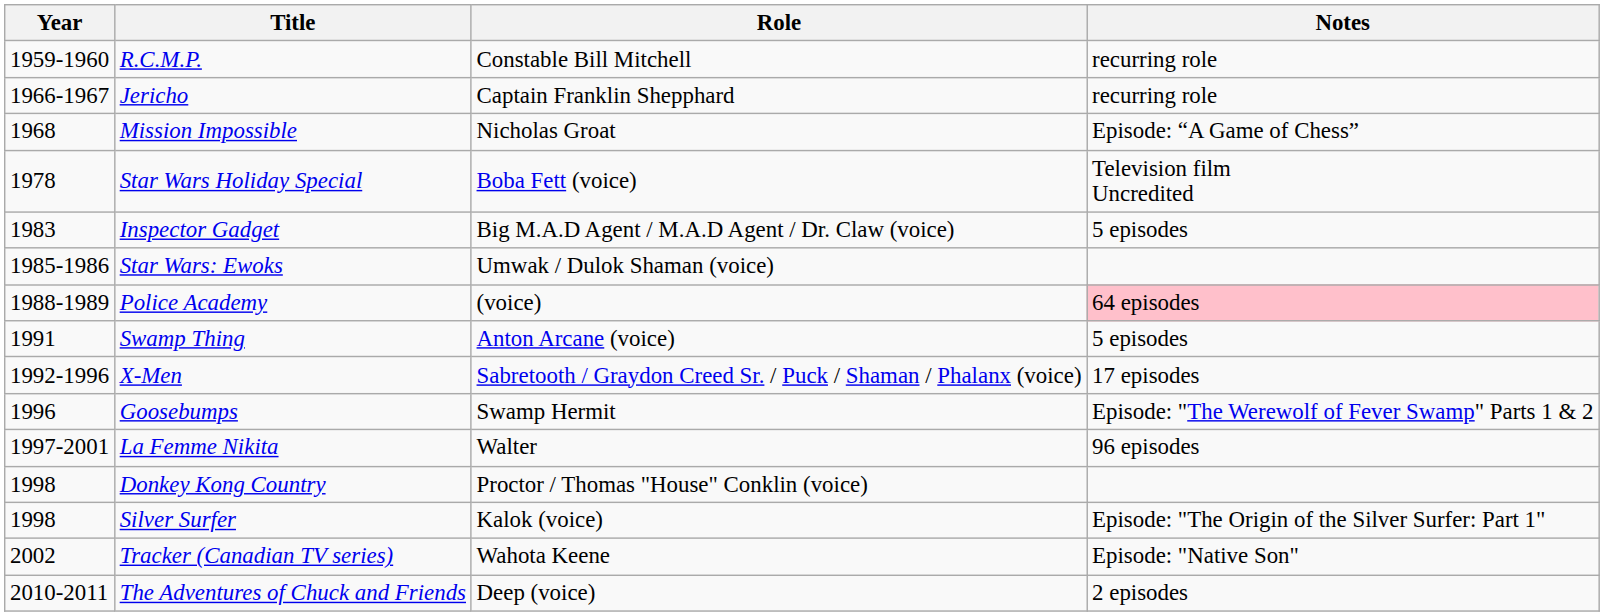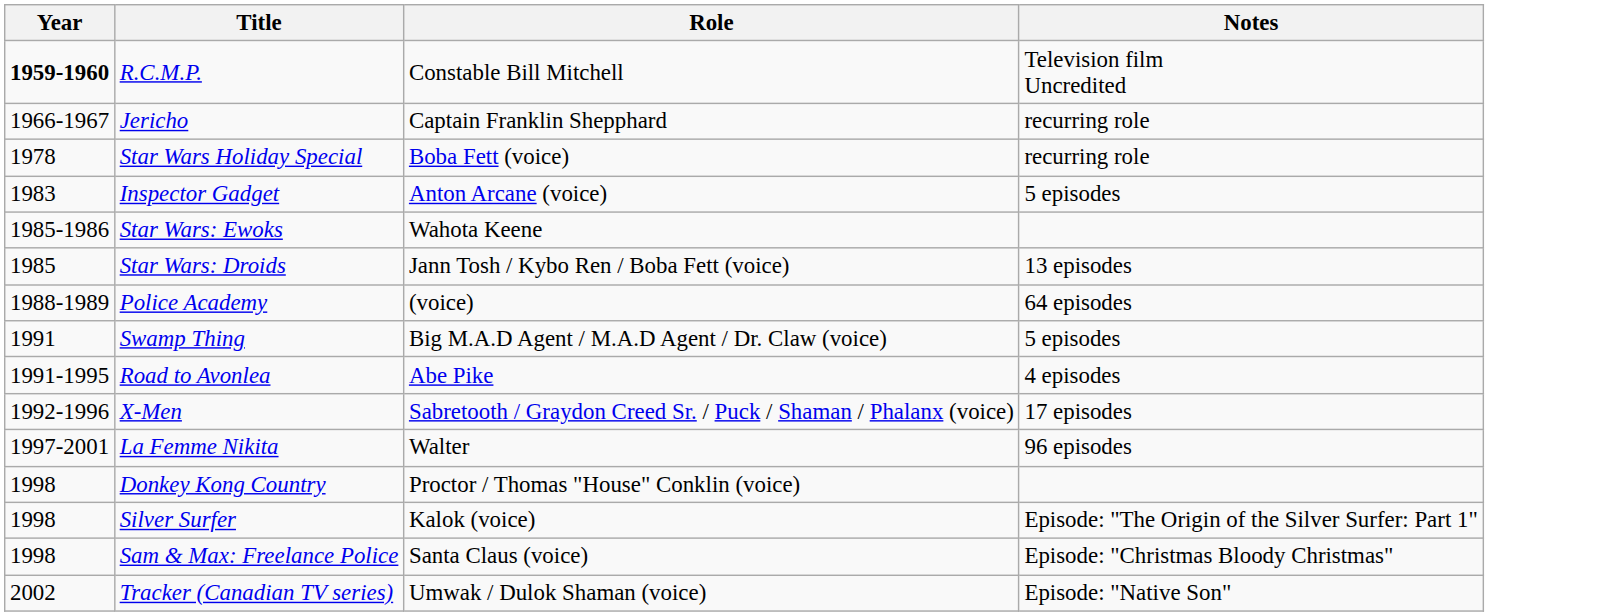(60, 58) normal -> (60, 71) bold
(1155, 58) recurring role -> (1094, 71) Television film Uncredited
- row: (208, 131)
(1161, 180) Television film Uncredited -> (1087, 157) recurring role
(716, 229) Big M.A.D Agent / M.A.D Agent / Dr. Claw (voice) -> (508, 193) Anton Arcane (voice)
(625, 266) Umwak / Dulok Shaman (voice) -> (476, 229) Wahota Keene
+ row: (203, 266)
(1146, 302) pink background -> (1078, 302) no background
(576, 338) Anton Arcane (voice) -> (648, 338) Big M.A.D Agent / M.A.D Agent / Dr. Claw (voice)
+ row: (195, 374)
- row: (179, 411)
+ row: (259, 556)
(543, 556) Wahota Keene -> (558, 592) Umwak / Dulok Shaman (voice)
- row: (293, 592)
